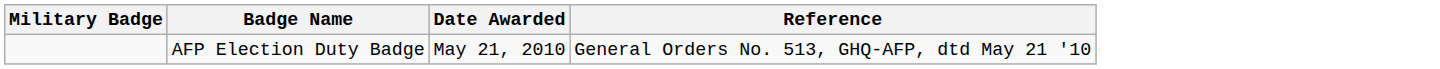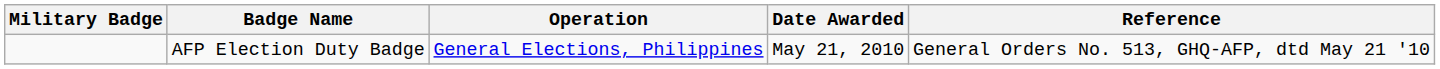+ column: (599, 20)
